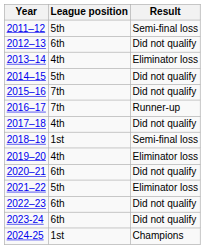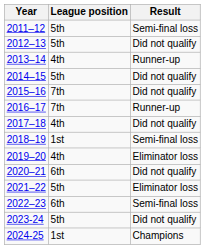(58, 44) 6th -> (58, 44) 5th
(165, 60) Eliminator loss -> (156, 60) Runner-up
(164, 204) Did not qualify -> (165, 204) Semi-final loss
(58, 220) 6th -> (58, 220) 5th
